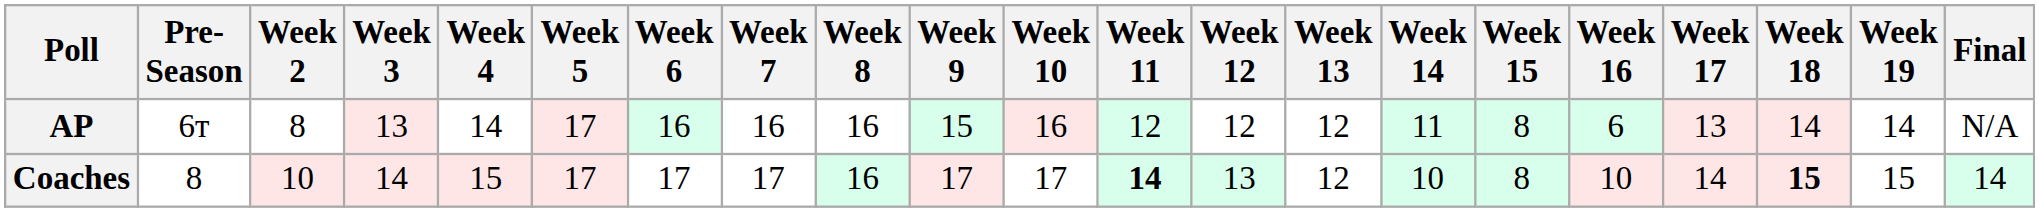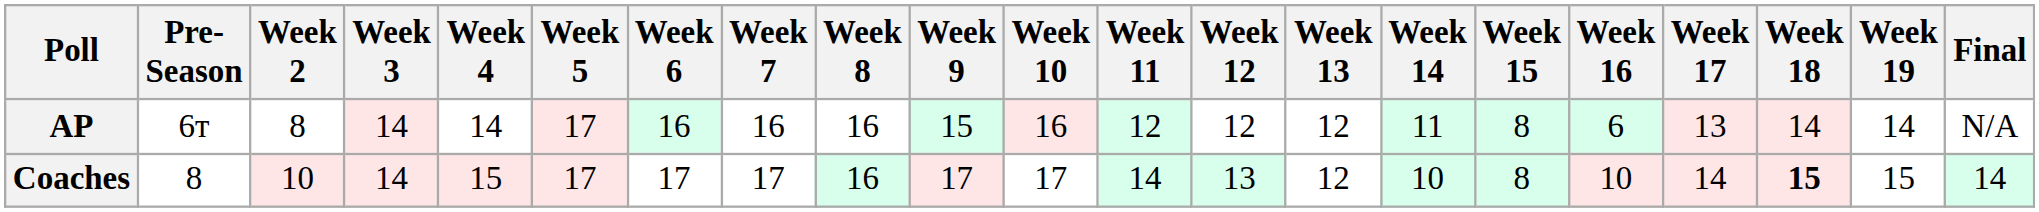(392, 125) 13 -> (392, 125) 14
(1145, 179) bold -> (1145, 179) normal
